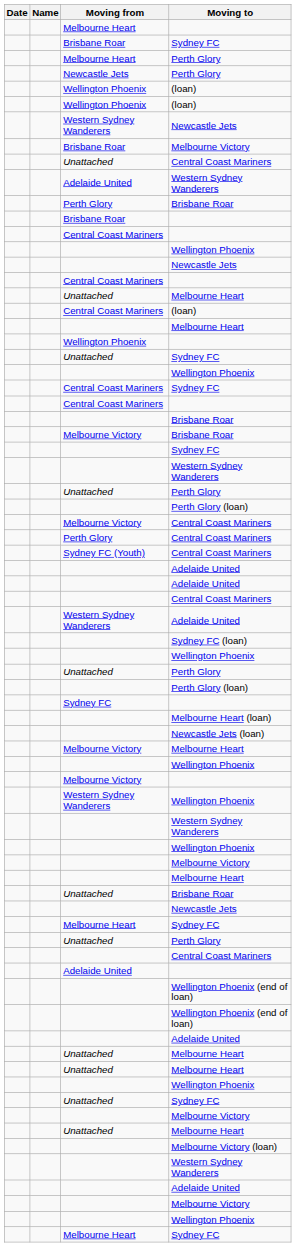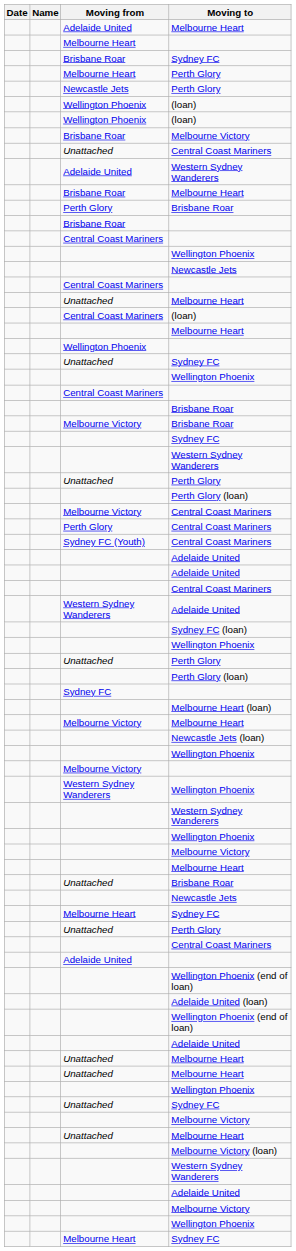+ row: (97, 28)
- row: (99, 125)
+ row: (94, 192)
- row: (113, 388)
rows swapped: (102, 749) <-> (115, 733)
+ row: (115, 1001)
